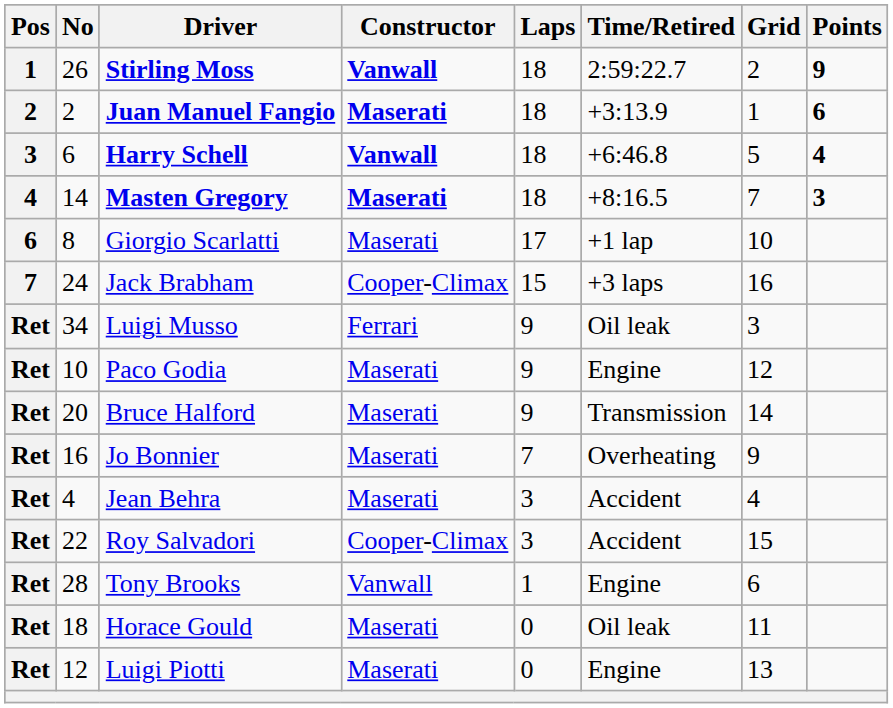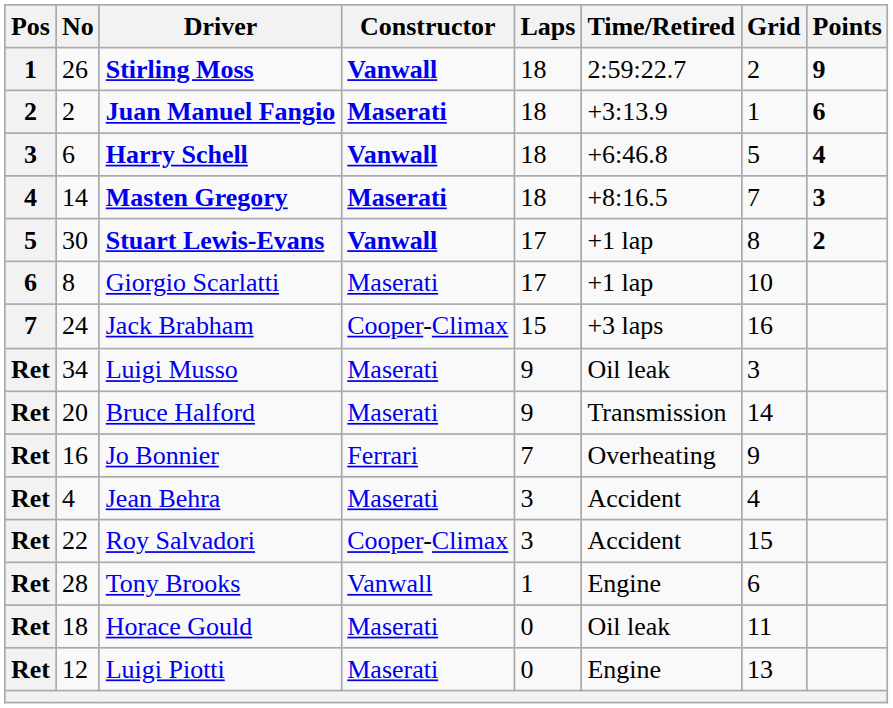+ row: (215, 240)
(383, 326) Ferrari -> (393, 368) Maserati
- row: (166, 368)
(393, 454) Maserati -> (383, 454) Ferrari
